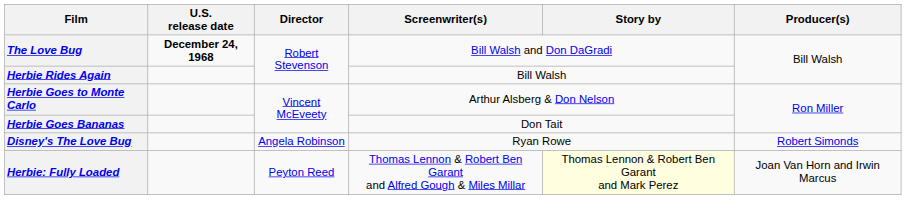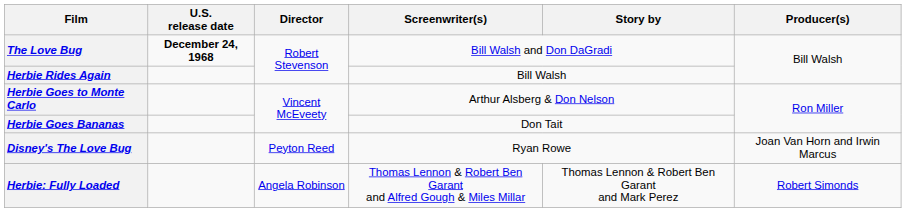(301, 141) Angela Robinson -> (301, 148) Peyton Reed
(818, 141) Robert Simonds -> (818, 148) Joan Van Horn and Irwin Marcus
(301, 172) Peyton Reed -> (301, 185) Angela Robinson
(638, 172) lightyellow background -> (638, 185) no background
(818, 172) Joan Van Horn and Irwin Marcus -> (818, 185) Robert Simonds
